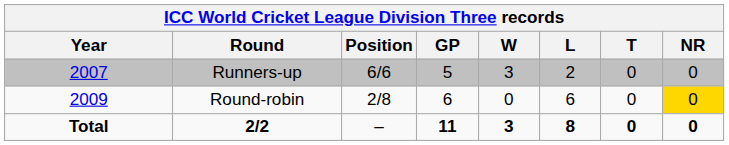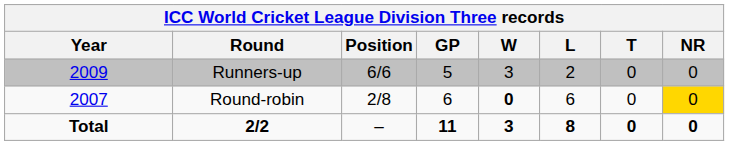(89, 72) 2007 -> (89, 72) 2009
(89, 99) 2009 -> (89, 99) 2007
(509, 99) normal -> (509, 99) bold
